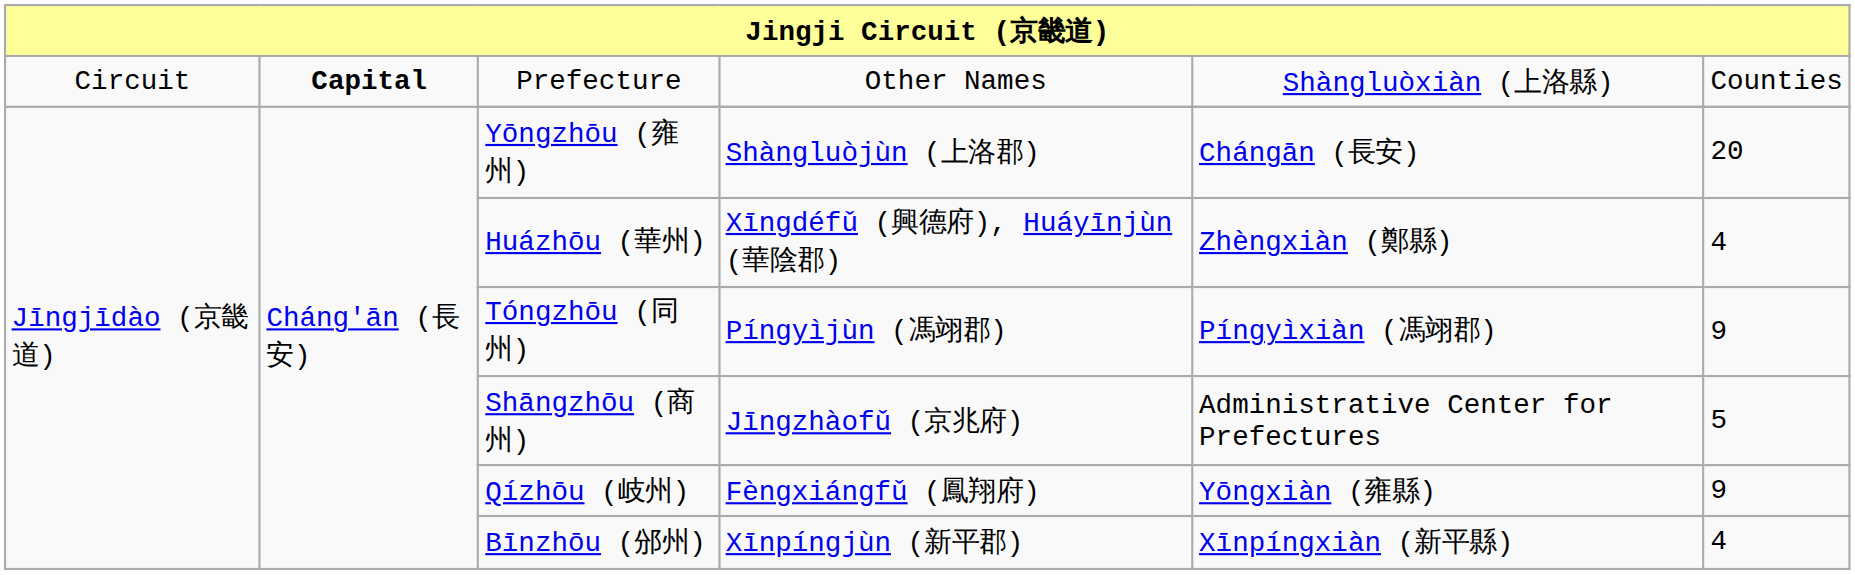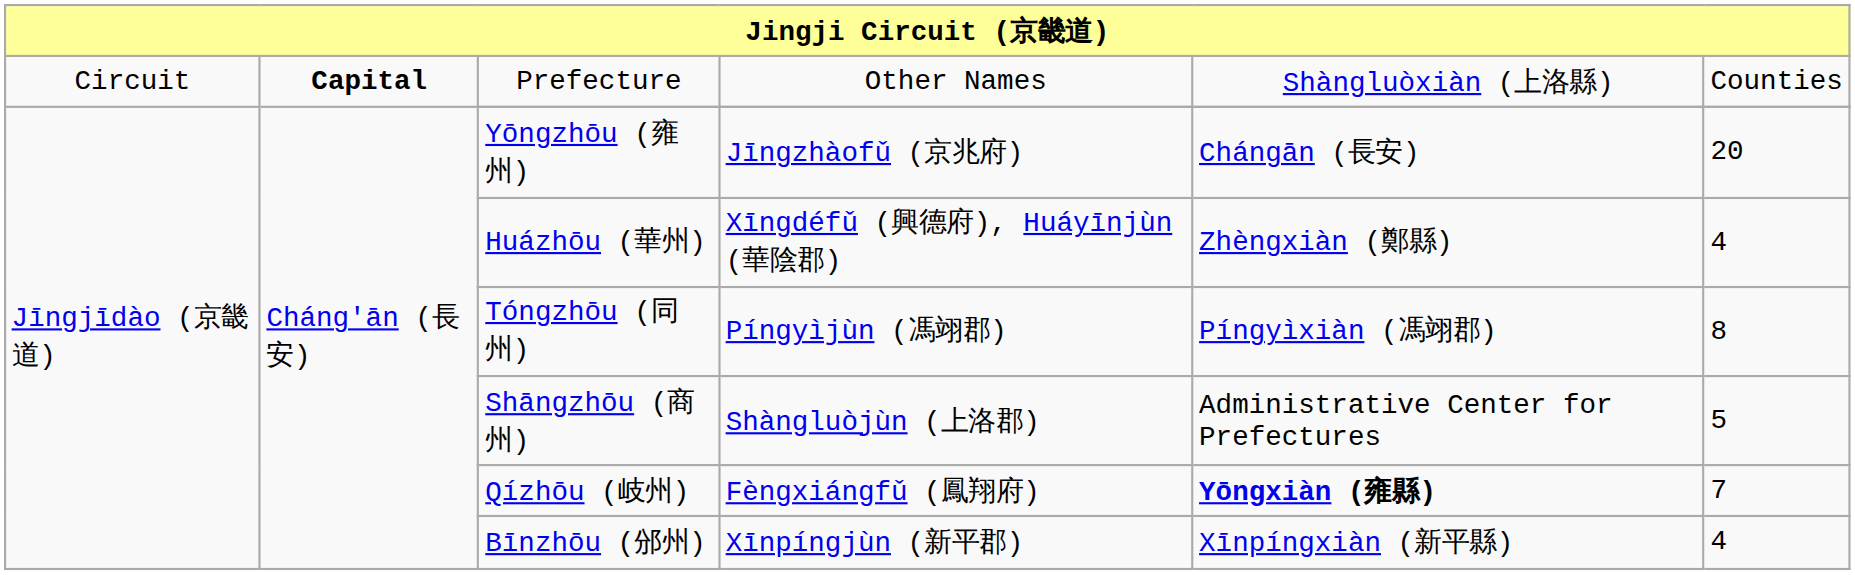(883, 153) Shàngluòjùn (上洛郡) -> (874, 153) Jīngzhàofǔ (京兆府)
(1719, 331) 9 -> (1719, 331) 8
(874, 422) Jīngzhàofǔ (京兆府) -> (883, 422) Shàngluòjùn (上洛郡)
(1318, 492) normal -> (1318, 492) bold
(1719, 491) 9 -> (1719, 491) 7
